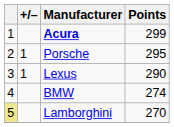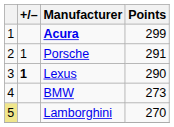(156, 54) 295 -> (156, 54) 291
(23, 74) normal -> (23, 74) bold
(156, 93) 274 -> (156, 93) 273
